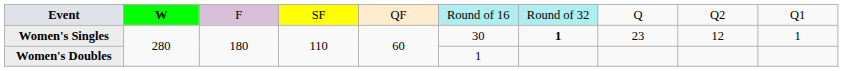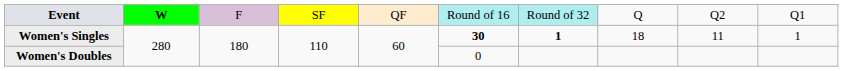(478, 35) normal -> (478, 35) bold
(638, 35) 23 -> (638, 35) 18
(718, 35) 12 -> (718, 35) 11
(478, 56) 1 -> (478, 56) 0
